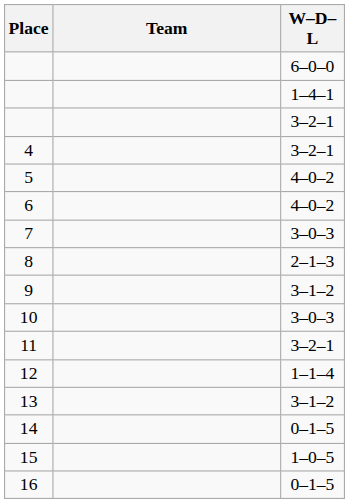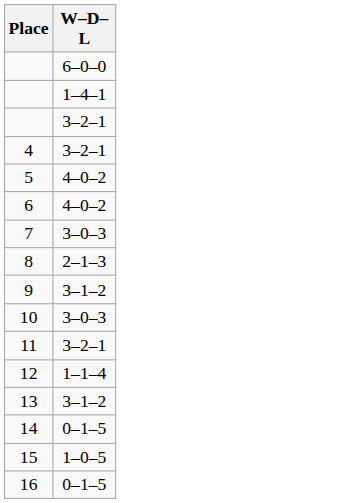- column: (167, 28)
